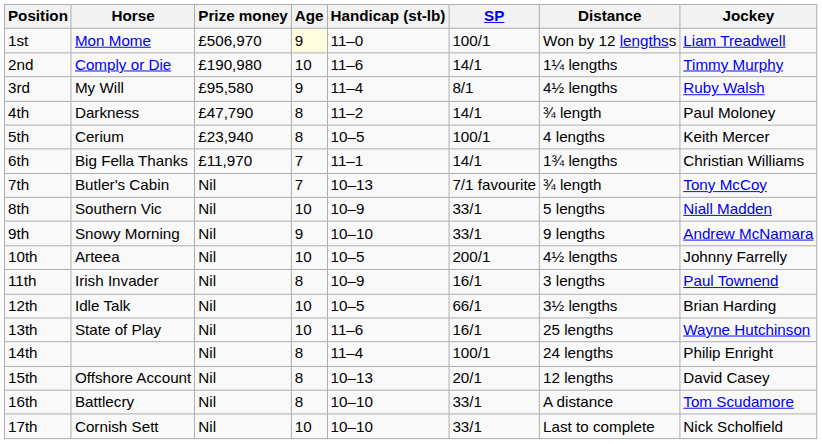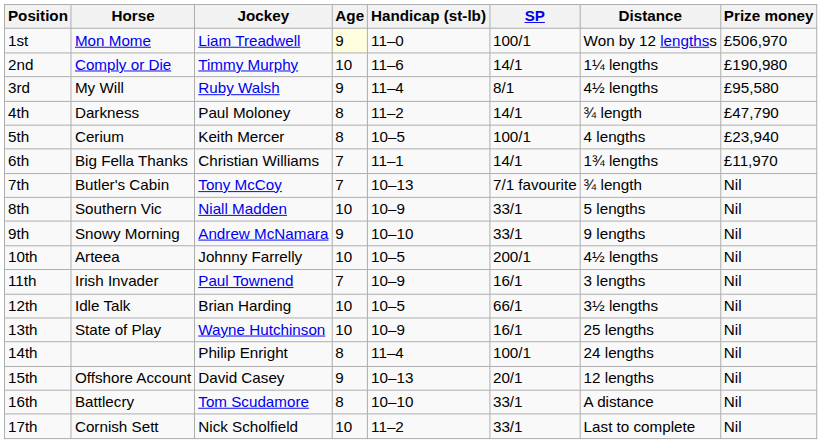columns swapped: (748, 16) <-> (243, 16)
(299, 281) 8 -> (340, 281) 7
(347, 329) 11–6 -> (388, 329) 10–9
(299, 378) 8 -> (340, 378) 9
(352, 426) 10–10 -> (387, 426) 11–2
